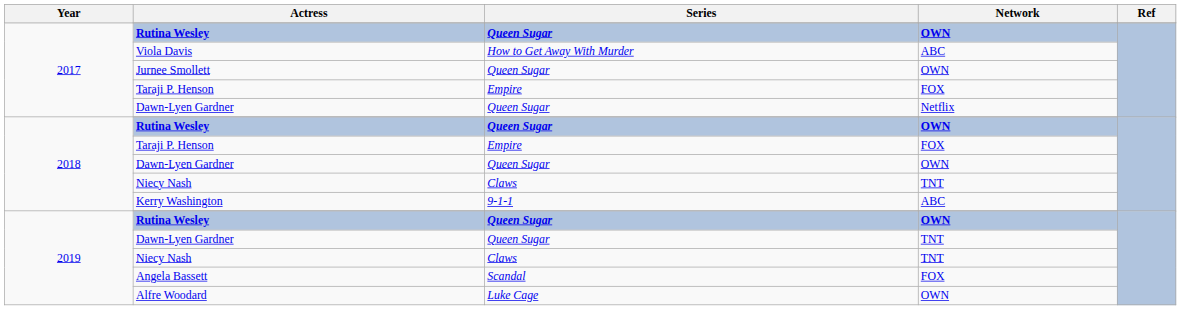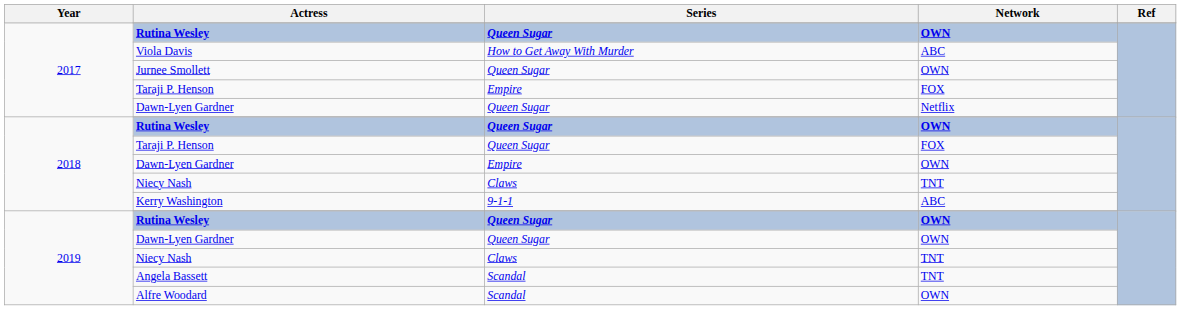(505, 145) Empire -> (518, 145) Queen Sugar
(518, 164) Queen Sugar -> (505, 164) Empire
(932, 239) TNT -> (935, 239) OWN
(933, 276) FOX -> (932, 276) TNT
(513, 295) Luke Cage -> (506, 295) Scandal
